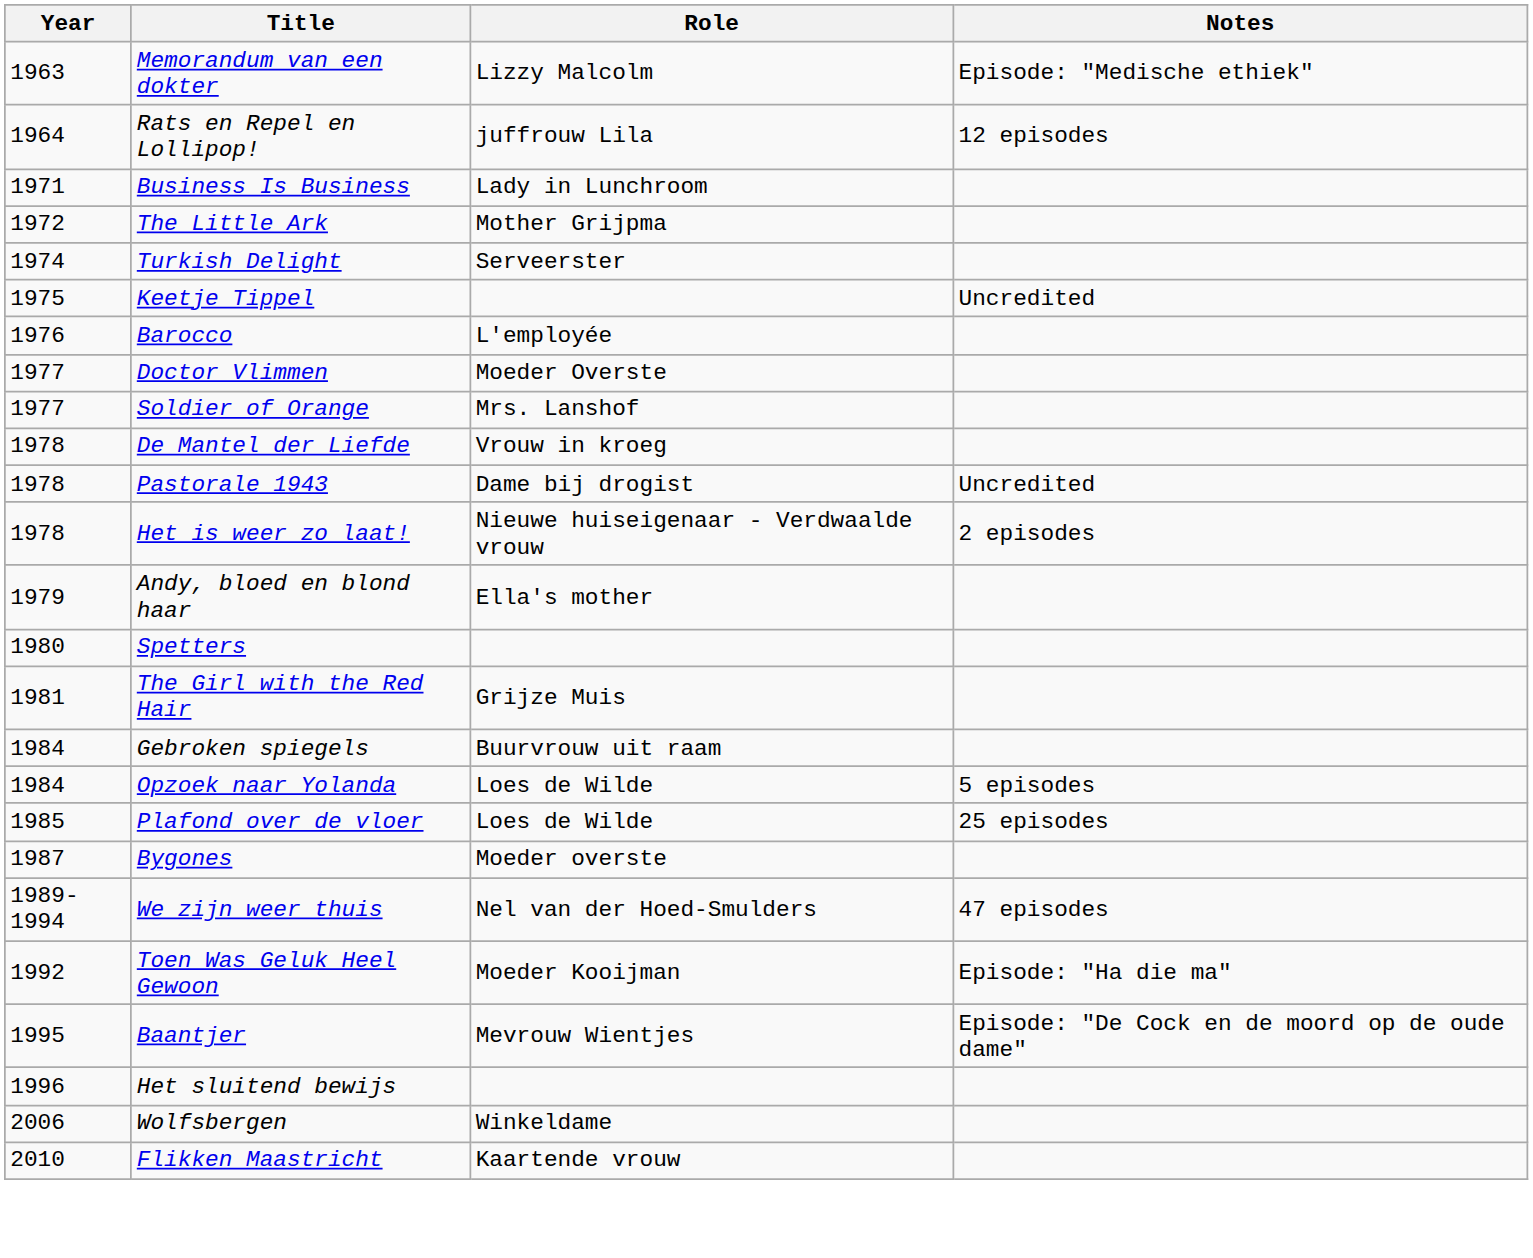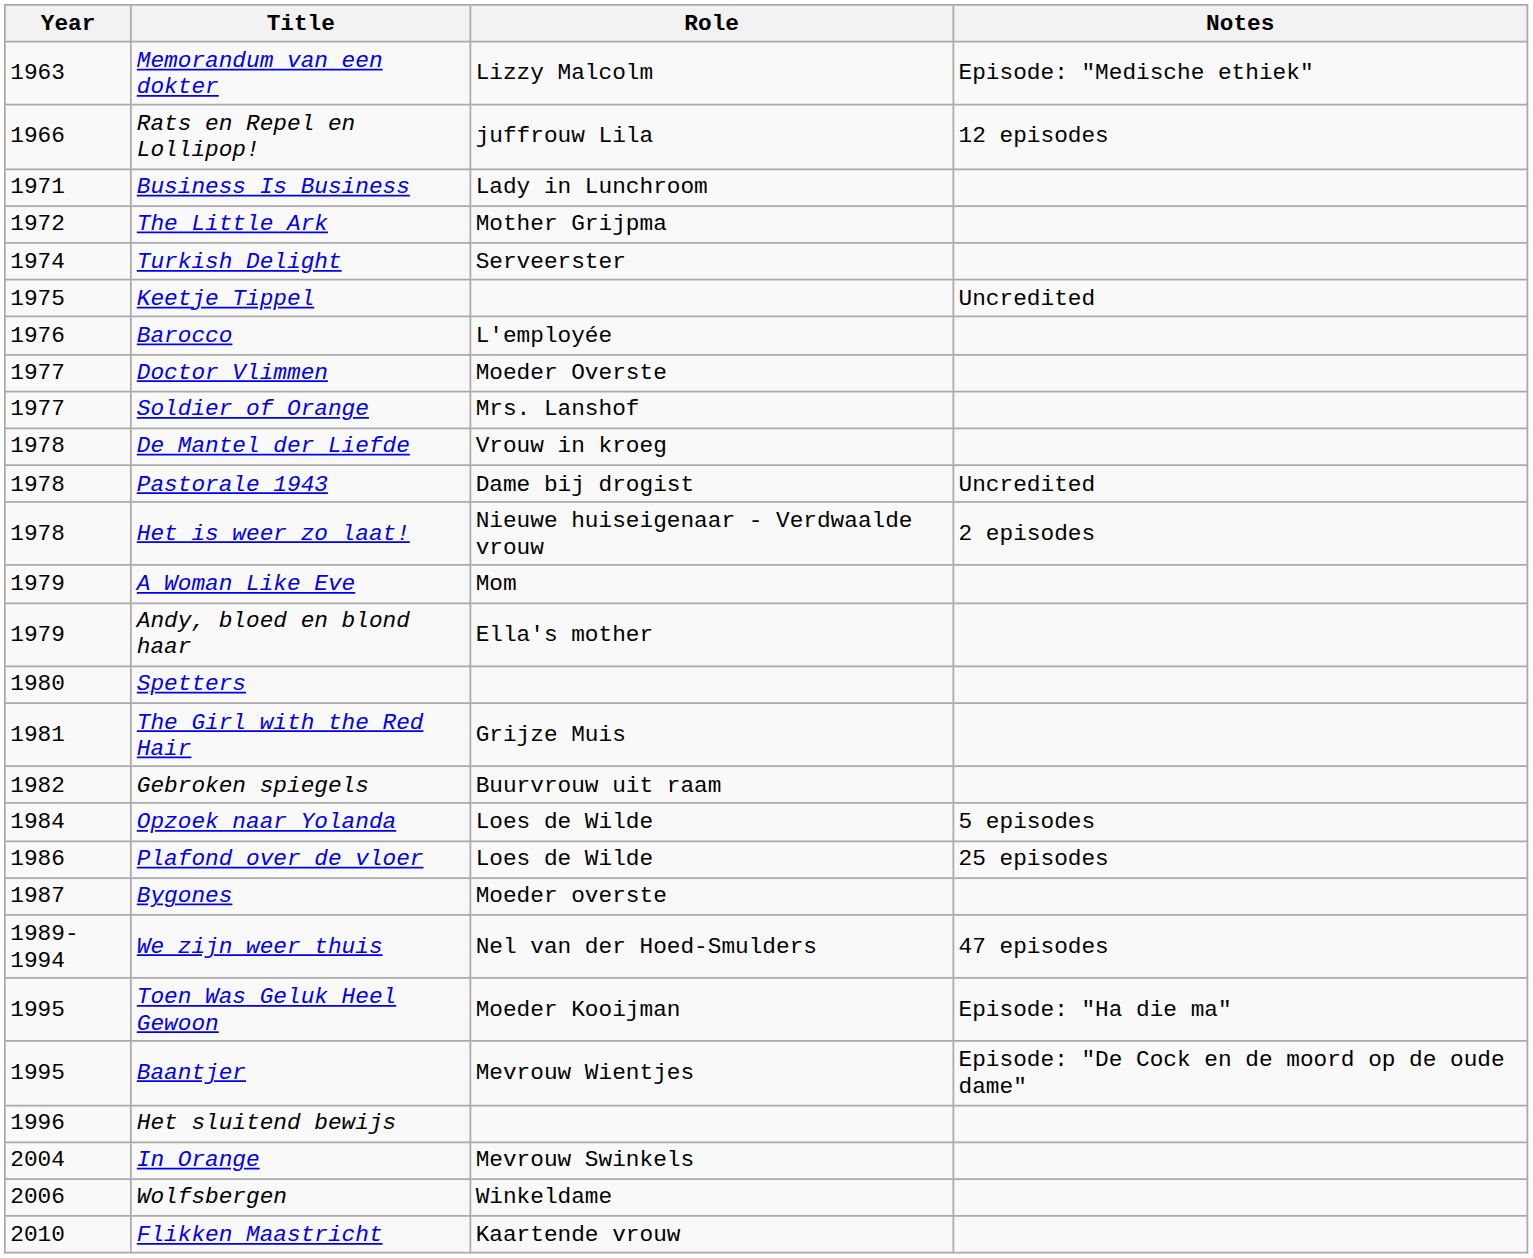(38, 137) 1964 -> (38, 137) 1966
+ row: (246, 584)
(38, 748) 1984 -> (38, 785) 1982
(38, 822) 1985 -> (38, 859) 1986
(38, 973) 1992 -> (38, 1010) 1995
+ row: (198, 1160)
